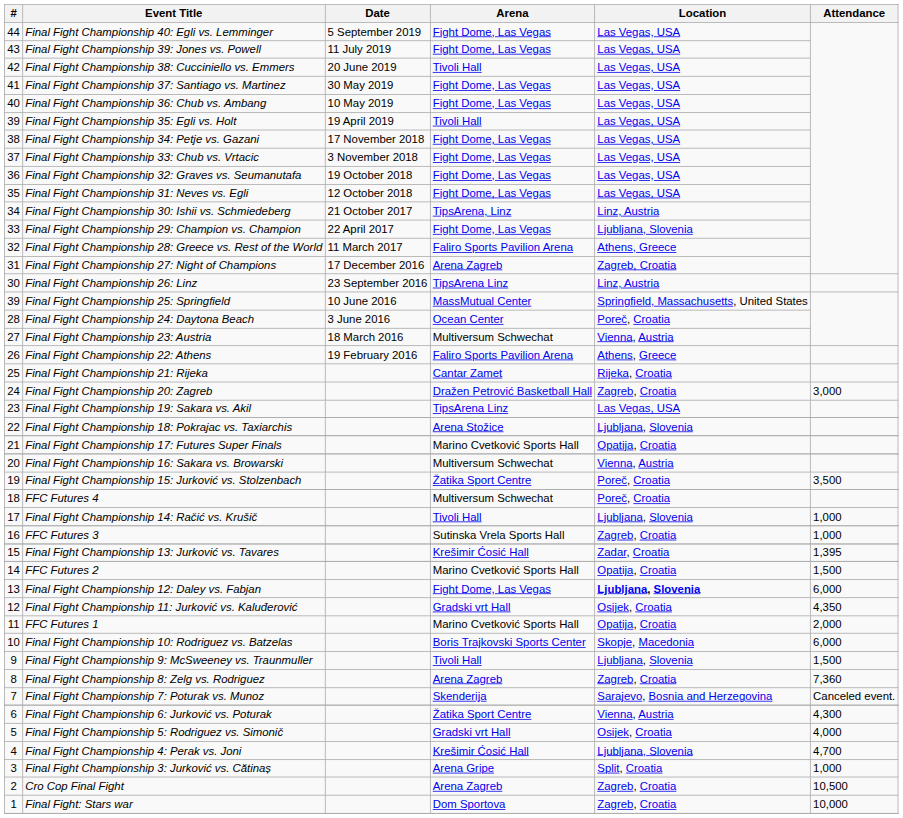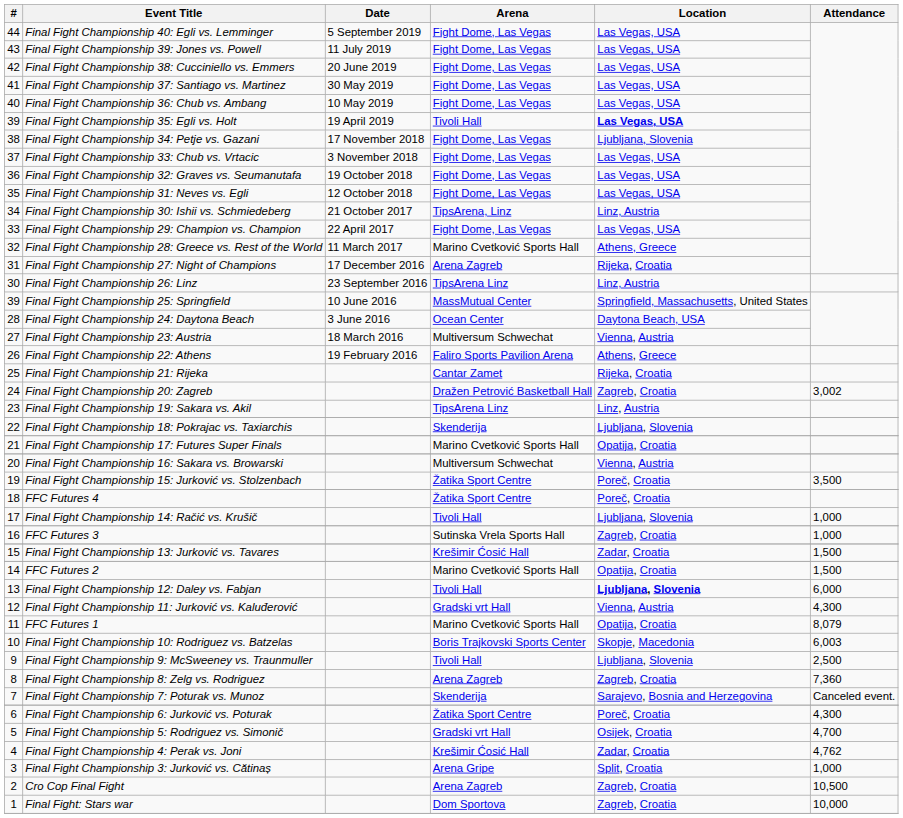(457, 68) Tivoli Hall -> (492, 68) Fight Dome, Las Vegas
(639, 122) normal -> (640, 122) bold
(639, 140) Las Vegas, USA -> (645, 140) Ljubljana, Slovenia
(645, 229) Ljubljana, Slovenia -> (639, 229) Las Vegas, USA
(503, 247) Faliro Sports Pavilion Arena -> (506, 247) Marino Cvetković Sports Hall
(637, 265) Zagreb, Croatia -> (635, 265) Rijeka, Croatia
(634, 319) Poreč, Croatia -> (651, 319) Daytona Beach, USA
(827, 391) 3,000 -> (827, 391) 3,002
(639, 409) Las Vegas, USA -> (628, 409) Linz, Austria
(468, 427) Arena Stožice -> (460, 427) Skenderija
(493, 499) Multiversum Schwechat -> (482, 499) Žatika Sport Centre
(827, 553) 1,395 -> (827, 553) 1,500
(492, 589) Fight Dome, Las Vegas -> (457, 589) Tivoli Hall
(635, 607) Osijek, Croatia -> (635, 607) Vienna, Austria
(827, 607) 4,350 -> (827, 607) 4,300
(827, 625) 2,000 -> (827, 625) 8,079
(827, 643) 6,000 -> (827, 643) 6,003
(827, 661) 1,500 -> (827, 661) 2,500
(635, 715) Vienna, Austria -> (634, 715) Poreč, Croatia
(827, 733) 4,000 -> (827, 733) 4,700
(645, 751) Ljubljana, Slovenia -> (633, 751) Zadar, Croatia
(827, 751) 4,700 -> (827, 751) 4,762
